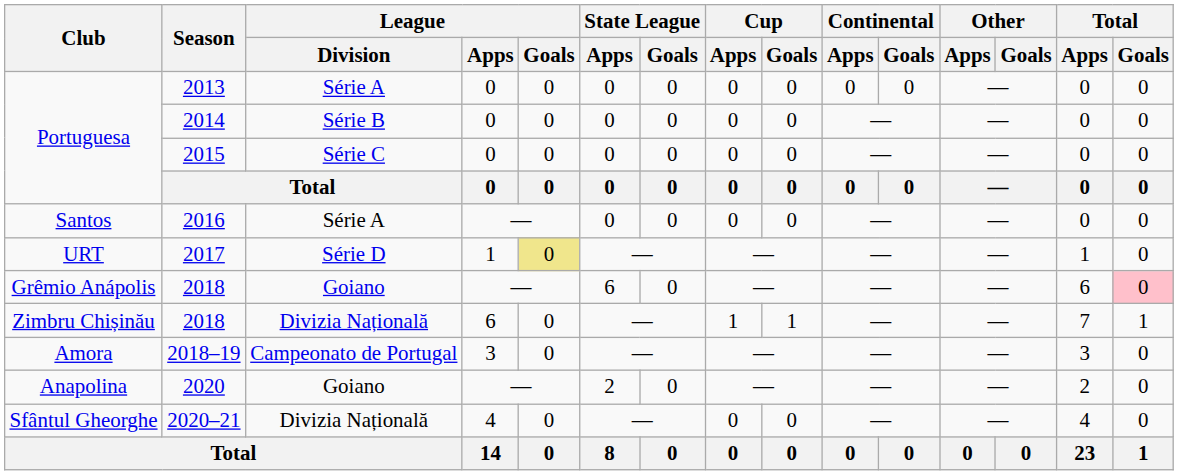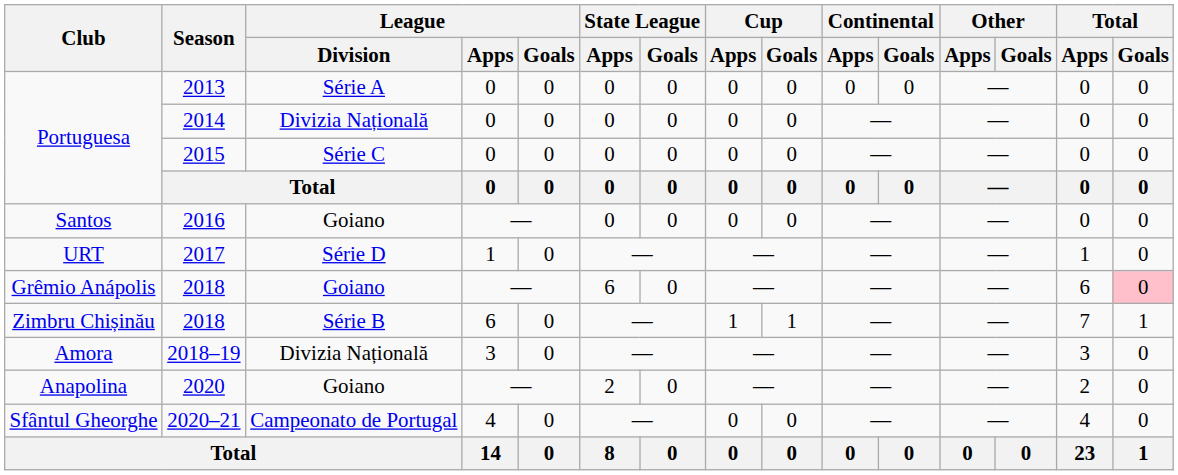(354, 120) Série B -> (354, 120) Divizia Națională
(354, 220) Série A -> (354, 220) Goiano
(549, 253) khaki background -> (549, 253) no background
(354, 320) Divizia Națională -> (354, 320) Série B
(354, 353) Campeonato de Portugal -> (354, 353) Divizia Națională
(354, 420) Divizia Națională -> (354, 420) Campeonato de Portugal
